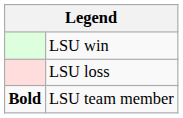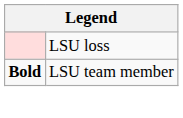- row: (79, 45)
